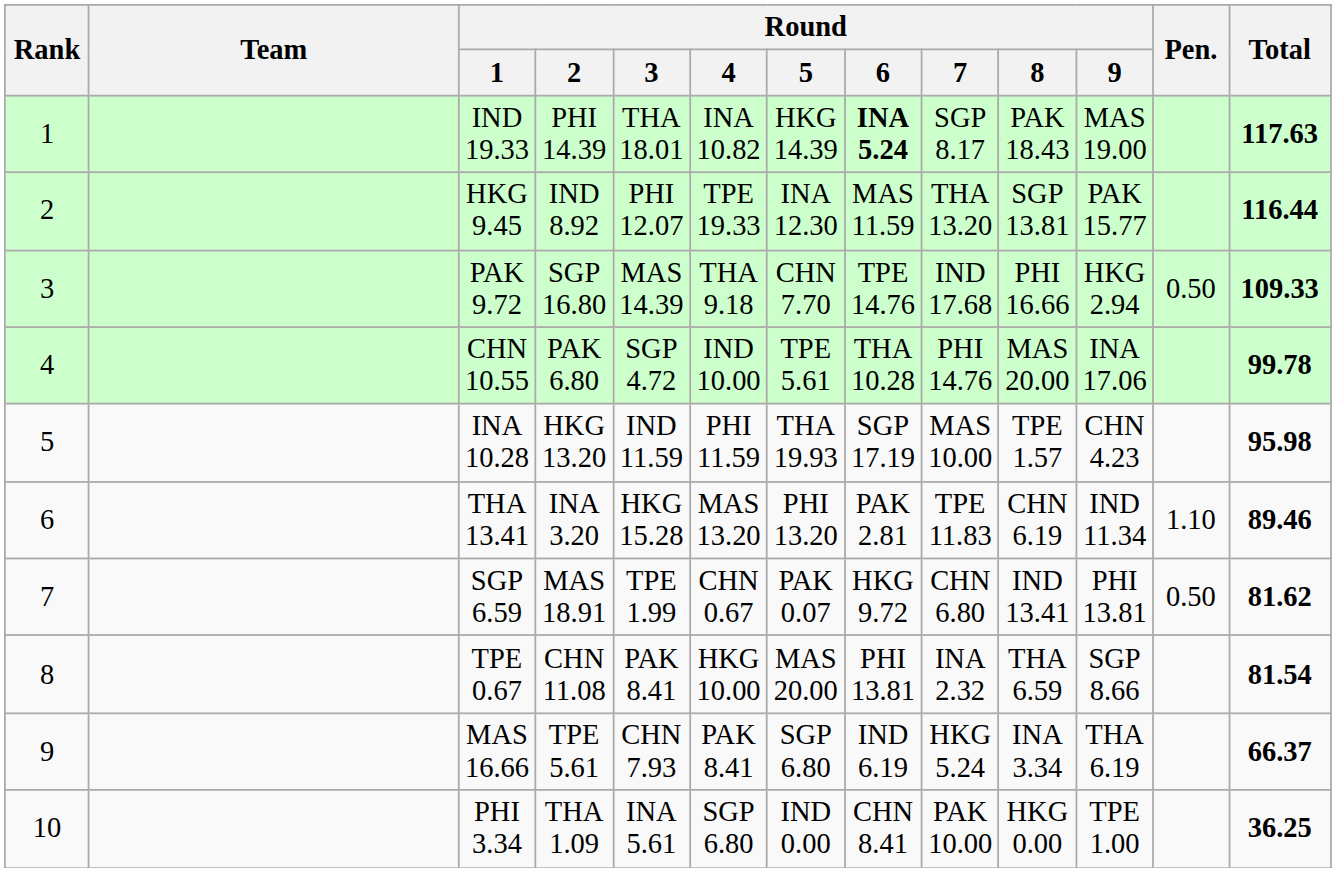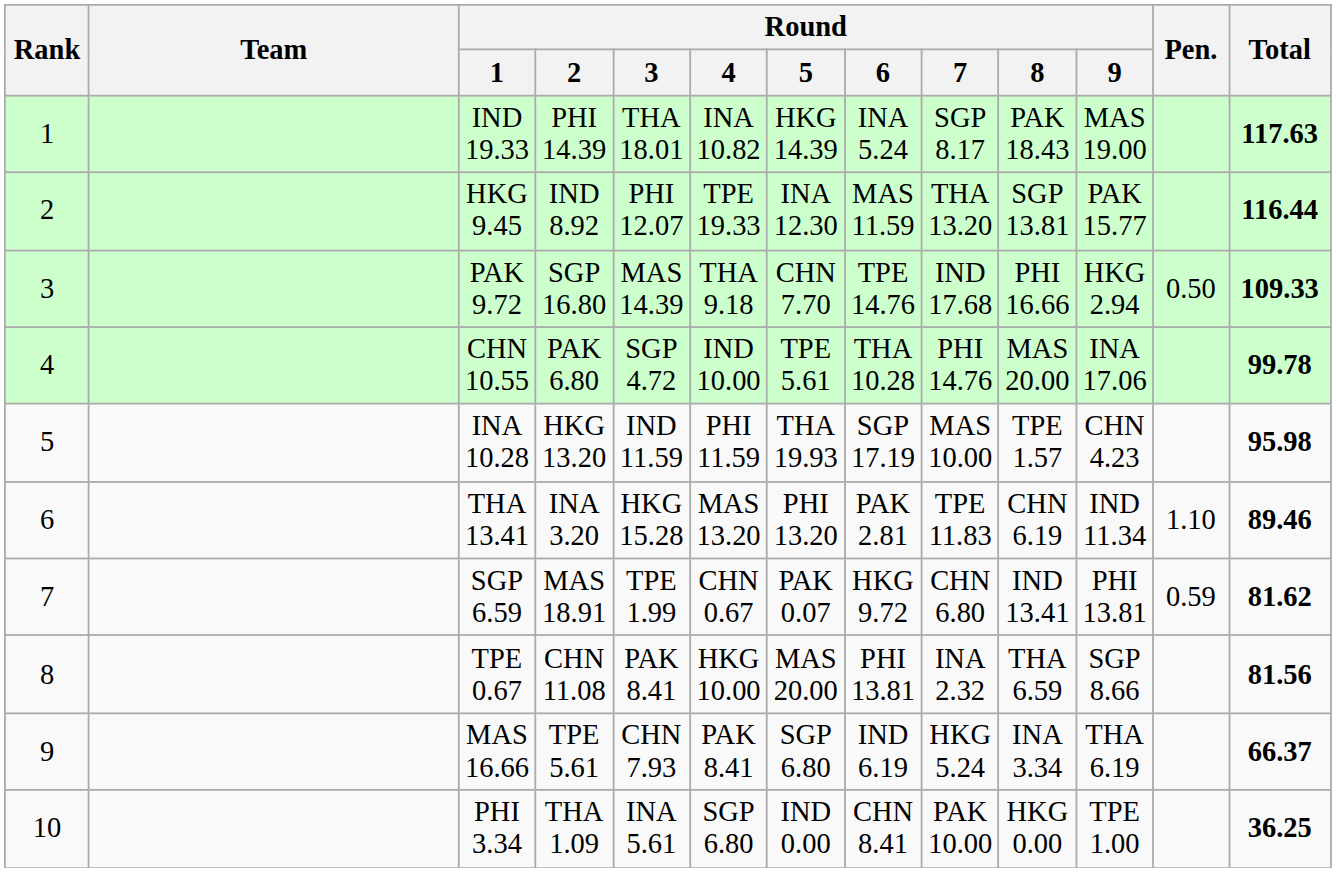(883, 133) bold -> (883, 133) normal
(1191, 596) 0.50 -> (1191, 596) 0.59
(1280, 673) 81.54 -> (1280, 673) 81.56
